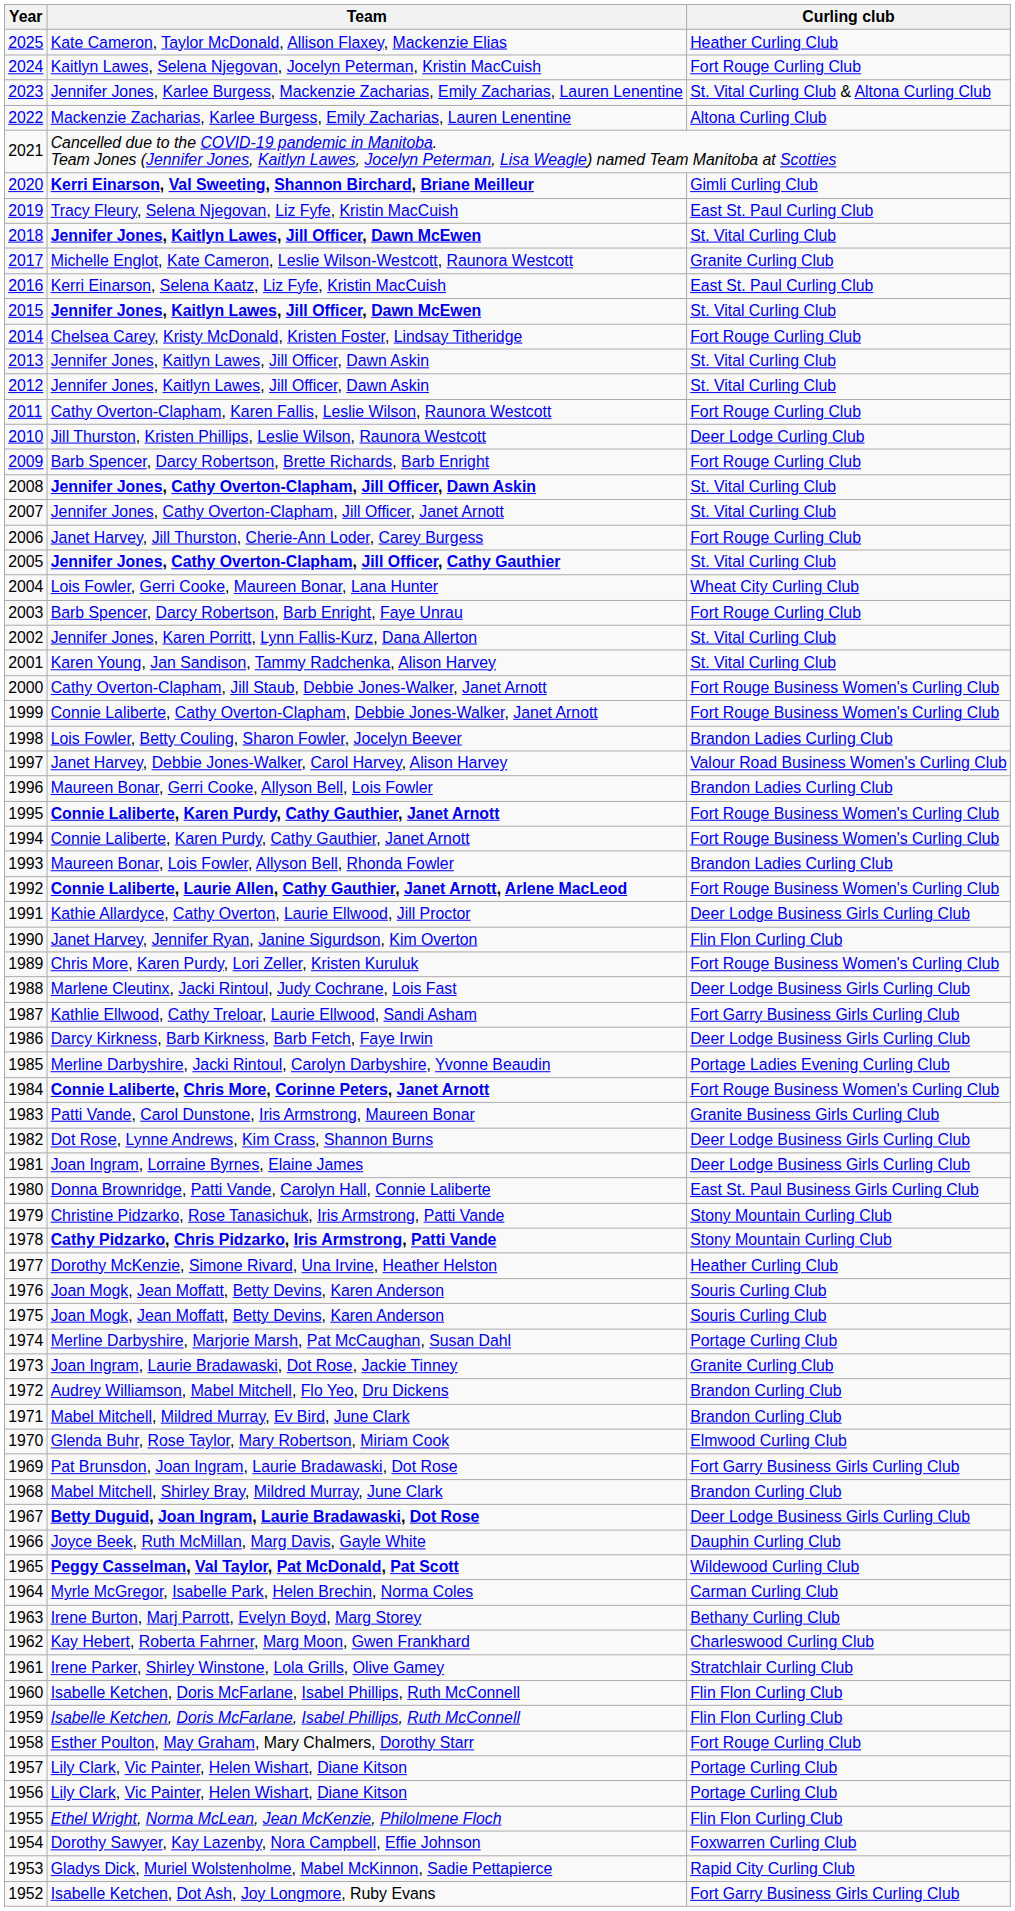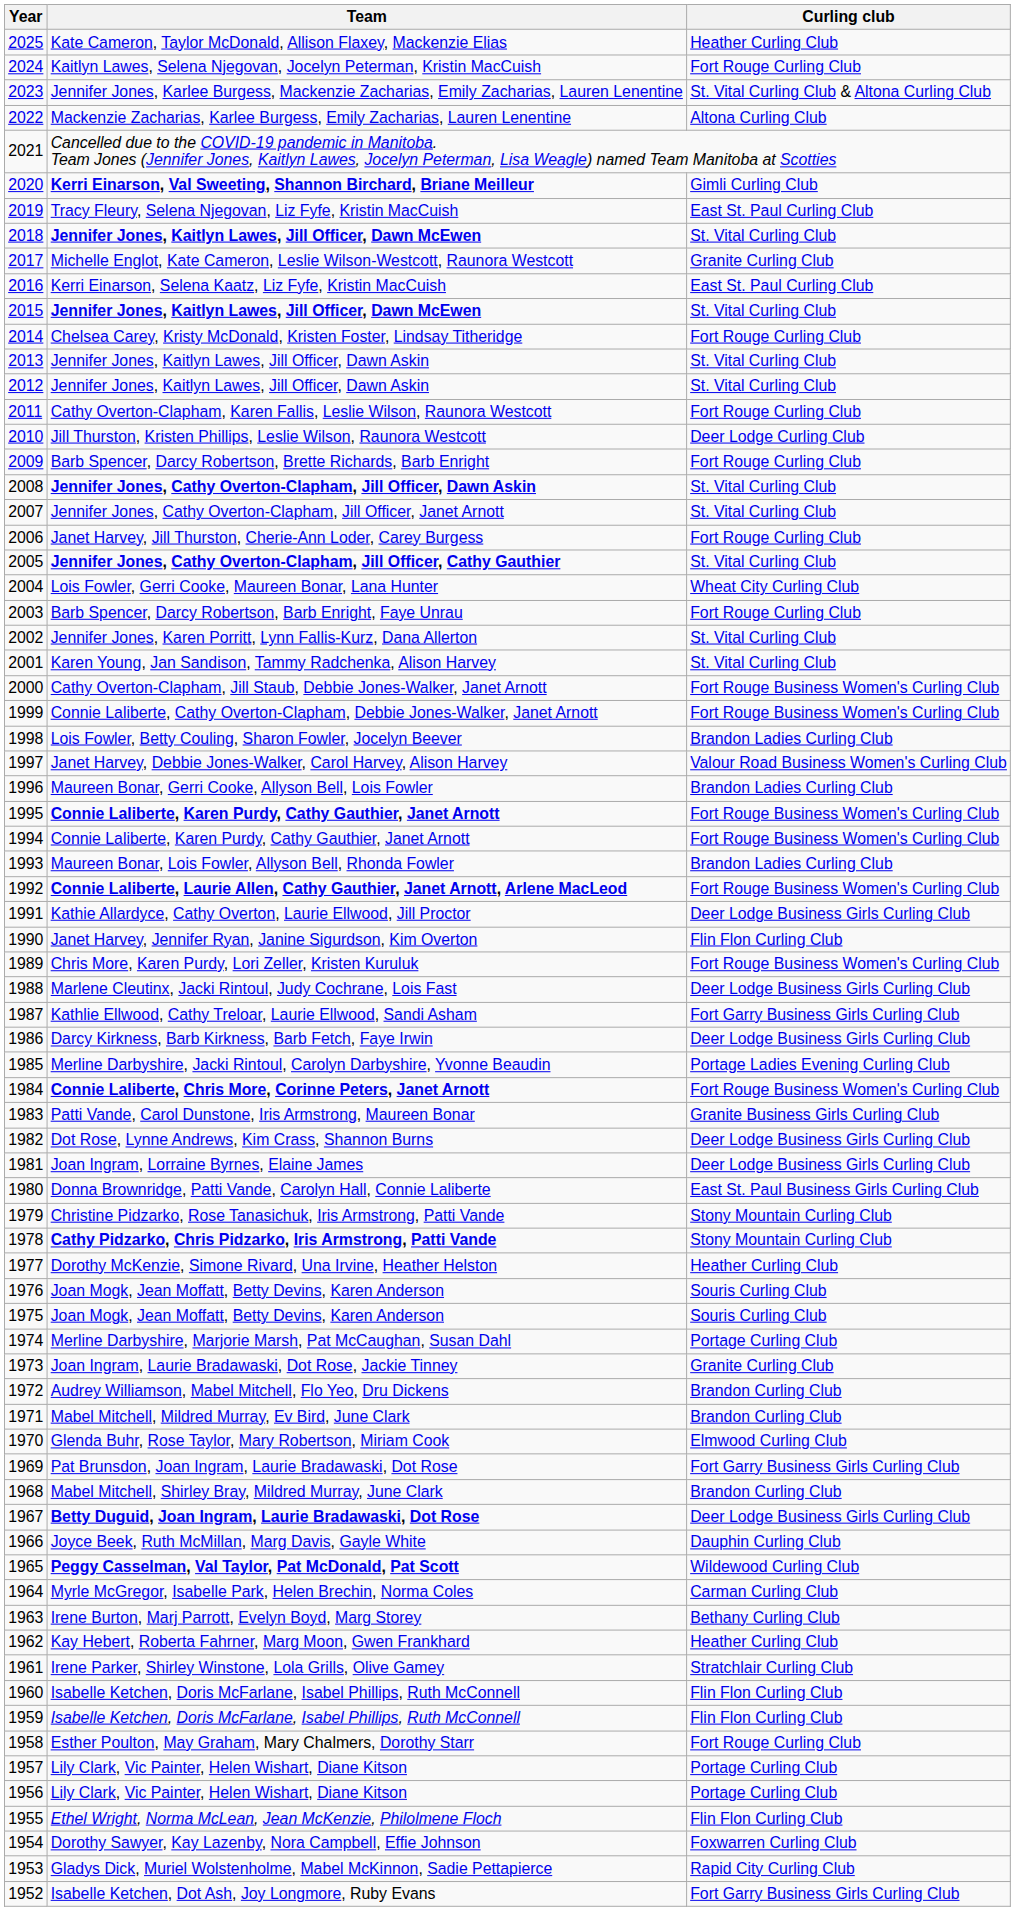(782, 1642) Charleswood Curling Club -> (764, 1642) Heather Curling Club
